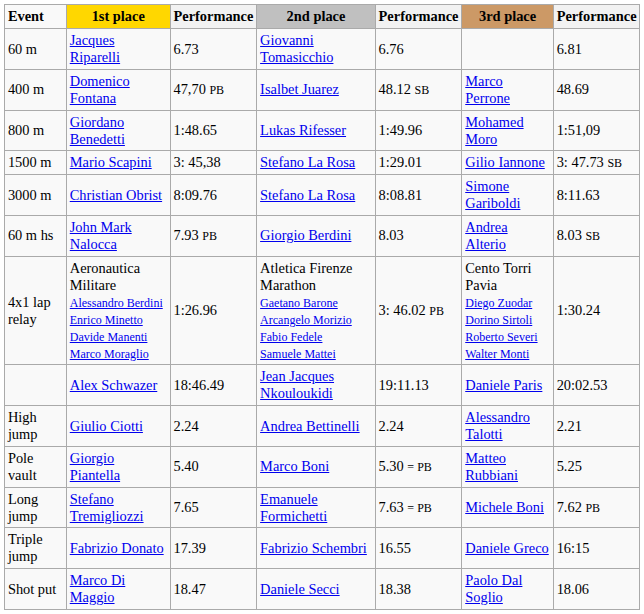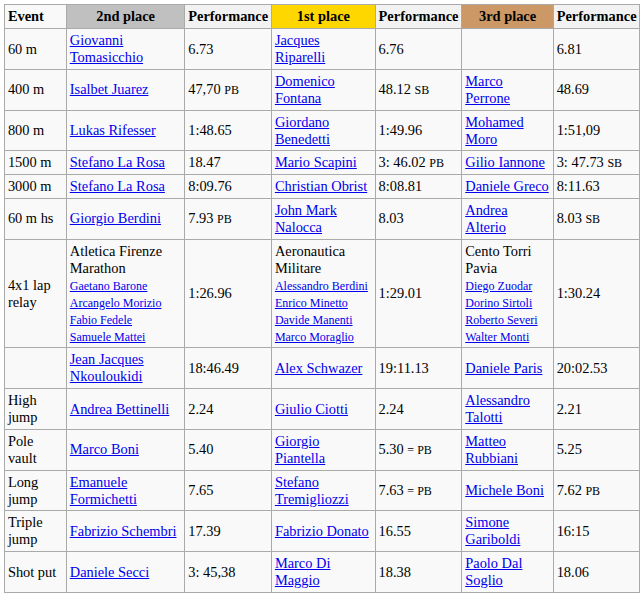columns swapped: (118, 16) <-> (316, 16)
(197, 162) 3: 45,38 -> (204, 162) 18.47
(400, 162) 1:29.01 -> (411, 162) 3: 46.02 PB
(493, 195) Simone Gariboldi -> (507, 186) Daniele Greco
(411, 310) 3: 46.02 PB -> (400, 293) 1:29.01
(507, 548) Daniele Greco -> (493, 531) Simone Gariboldi
(190, 589) 18.47 -> (212, 572) 3: 45,38
